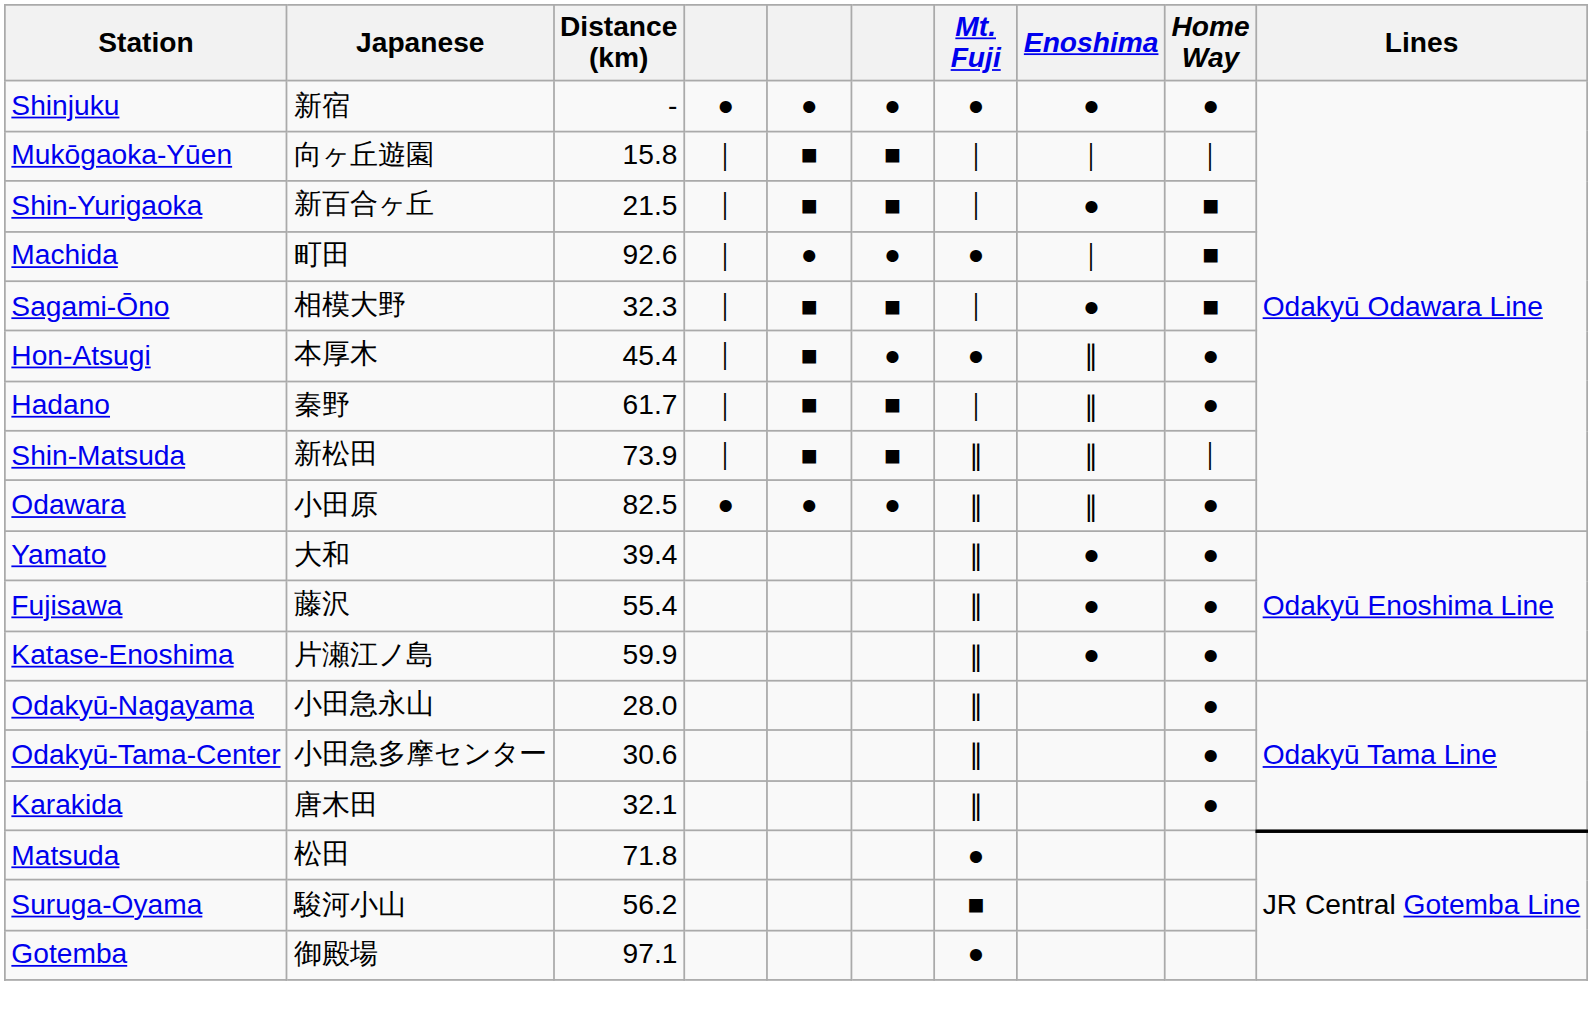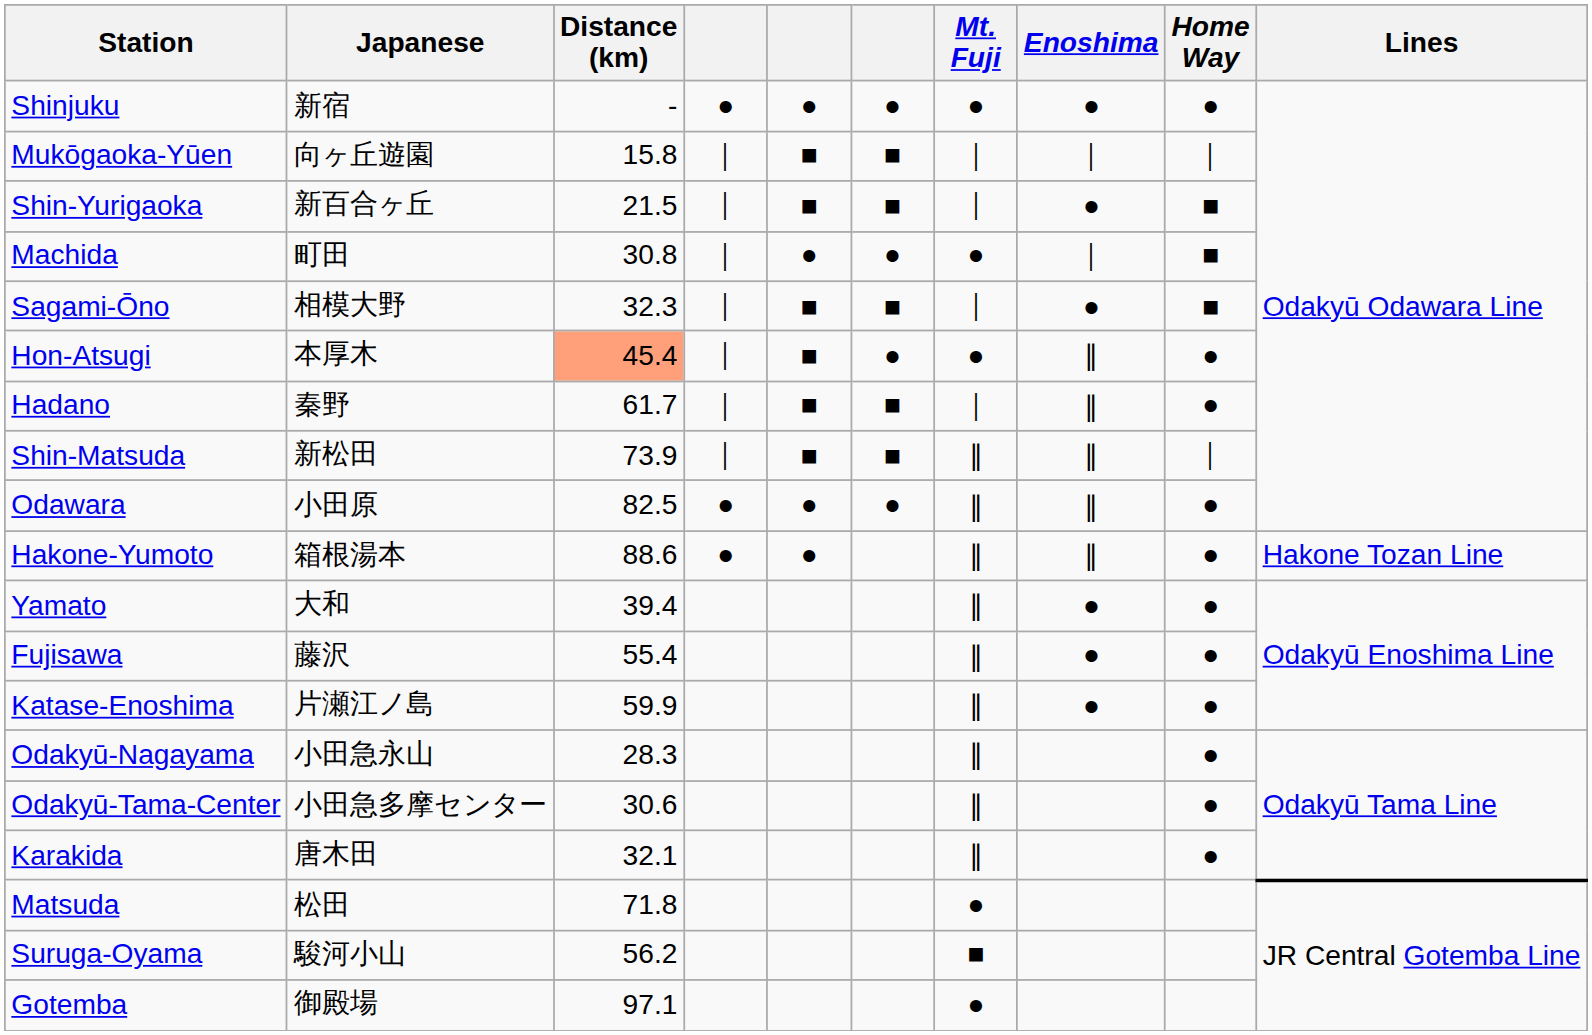(650, 255) 92.6 -> (650, 255) 30.8
(650, 355) no background -> (650, 355) lightsalmon background
+ row: (112, 555)
(650, 705) 28.0 -> (650, 755) 28.3
